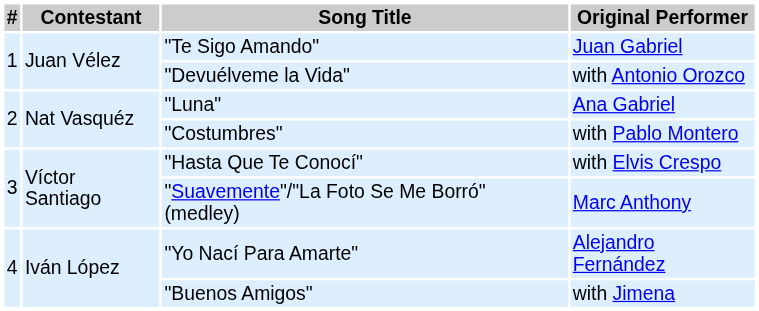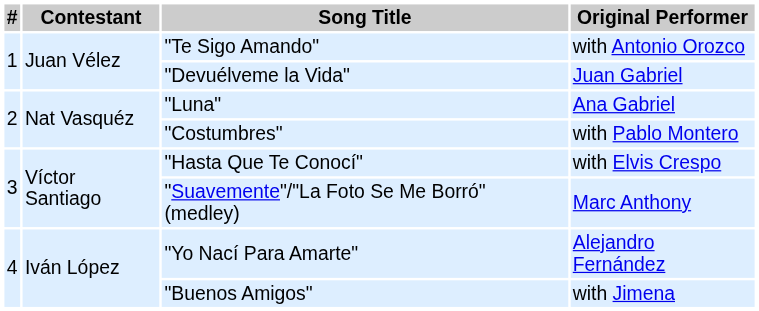(628, 46) Juan Gabriel -> (659, 46) with Antonio Orozco
(659, 75) with Antonio Orozco -> (628, 75) Juan Gabriel
